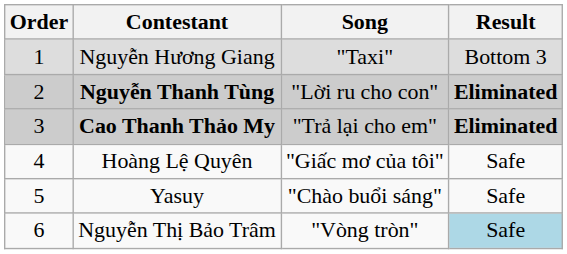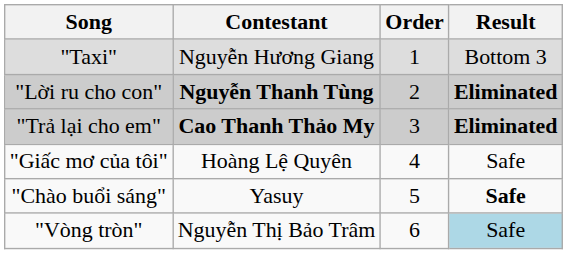columns swapped: (39, 21) <-> (365, 21)
(506, 195) normal -> (506, 195) bold
